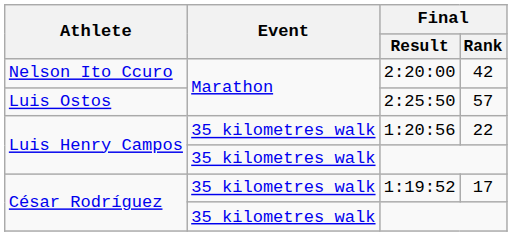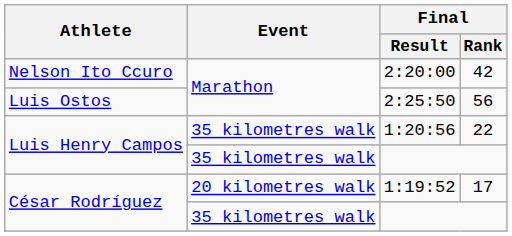(483, 102) 57 -> (483, 102) 56
(283, 188) 35 kilometres walk -> (283, 188) 20 kilometres walk
